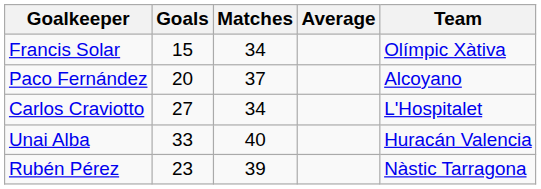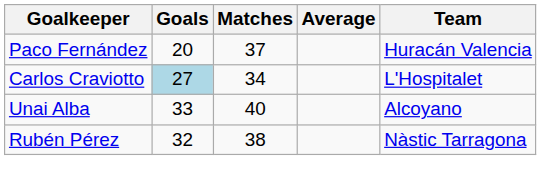- row: (65, 49)
(423, 79) Alcoyano -> (458, 49) Huracán Valencia
(182, 109) no background -> (182, 79) lightblue background
(458, 139) Huracán Valencia -> (423, 109) Alcoyano
(182, 169) 23 -> (182, 139) 32
(255, 169) 39 -> (255, 139) 38
